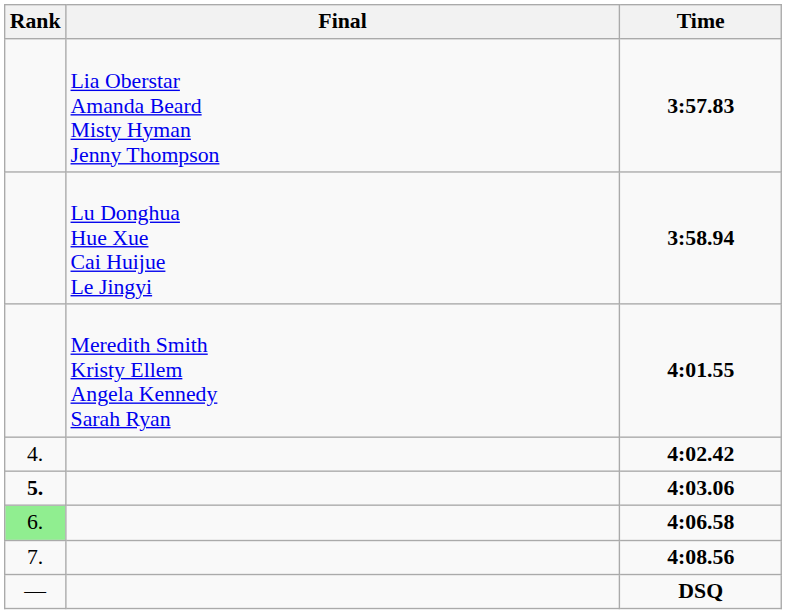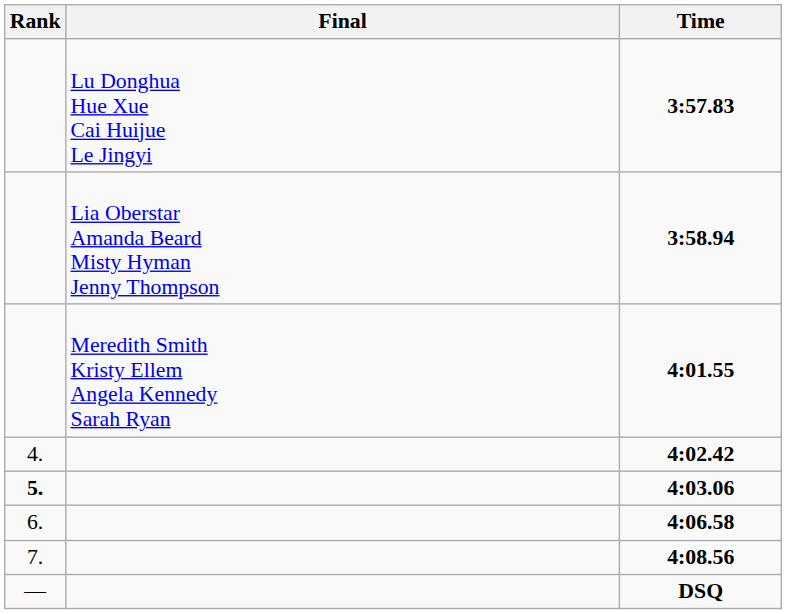(145, 117) Lia Oberstar Amanda Beard Misty Hyman Jenny Thompson -> (125, 117) Lu Donghua Hue Xue Cai Huijue Le Jingyi
(125, 249) Lu Donghua Hue Xue Cai Huijue Le Jingyi -> (145, 249) Lia Oberstar Amanda Beard Misty Hyman Jenny Thompson
(35, 522) lightgreen background -> (35, 522) no background
